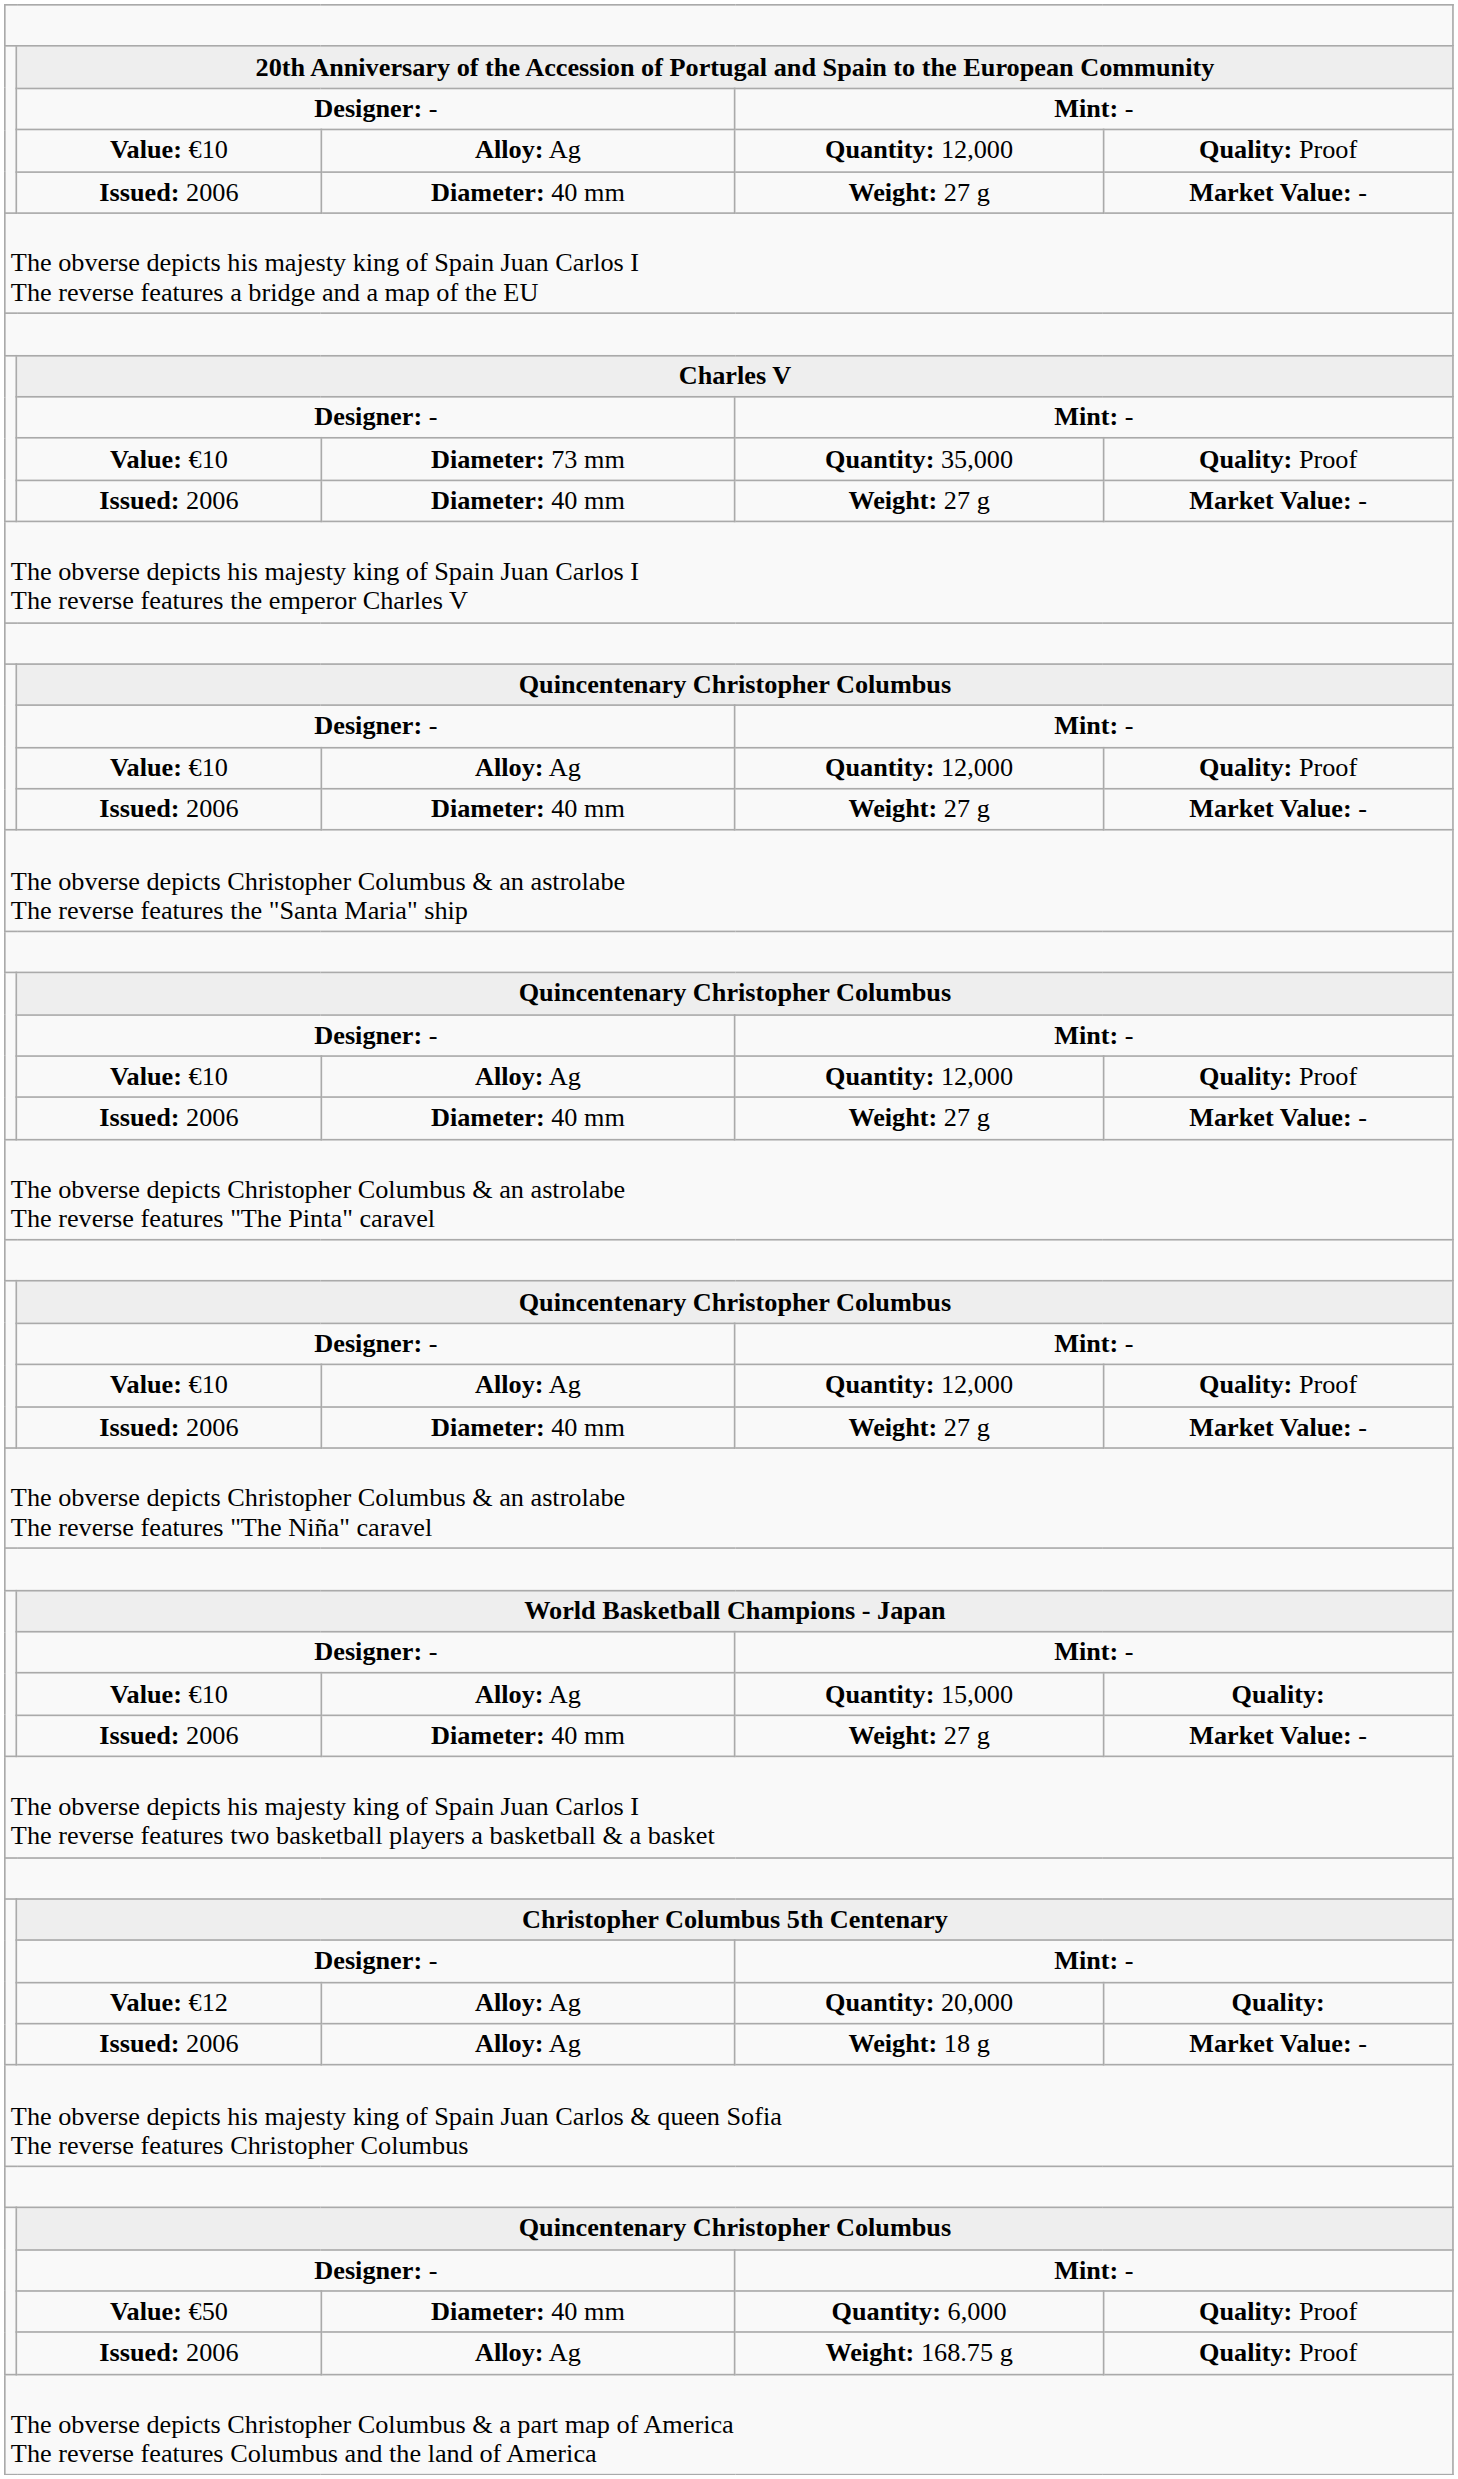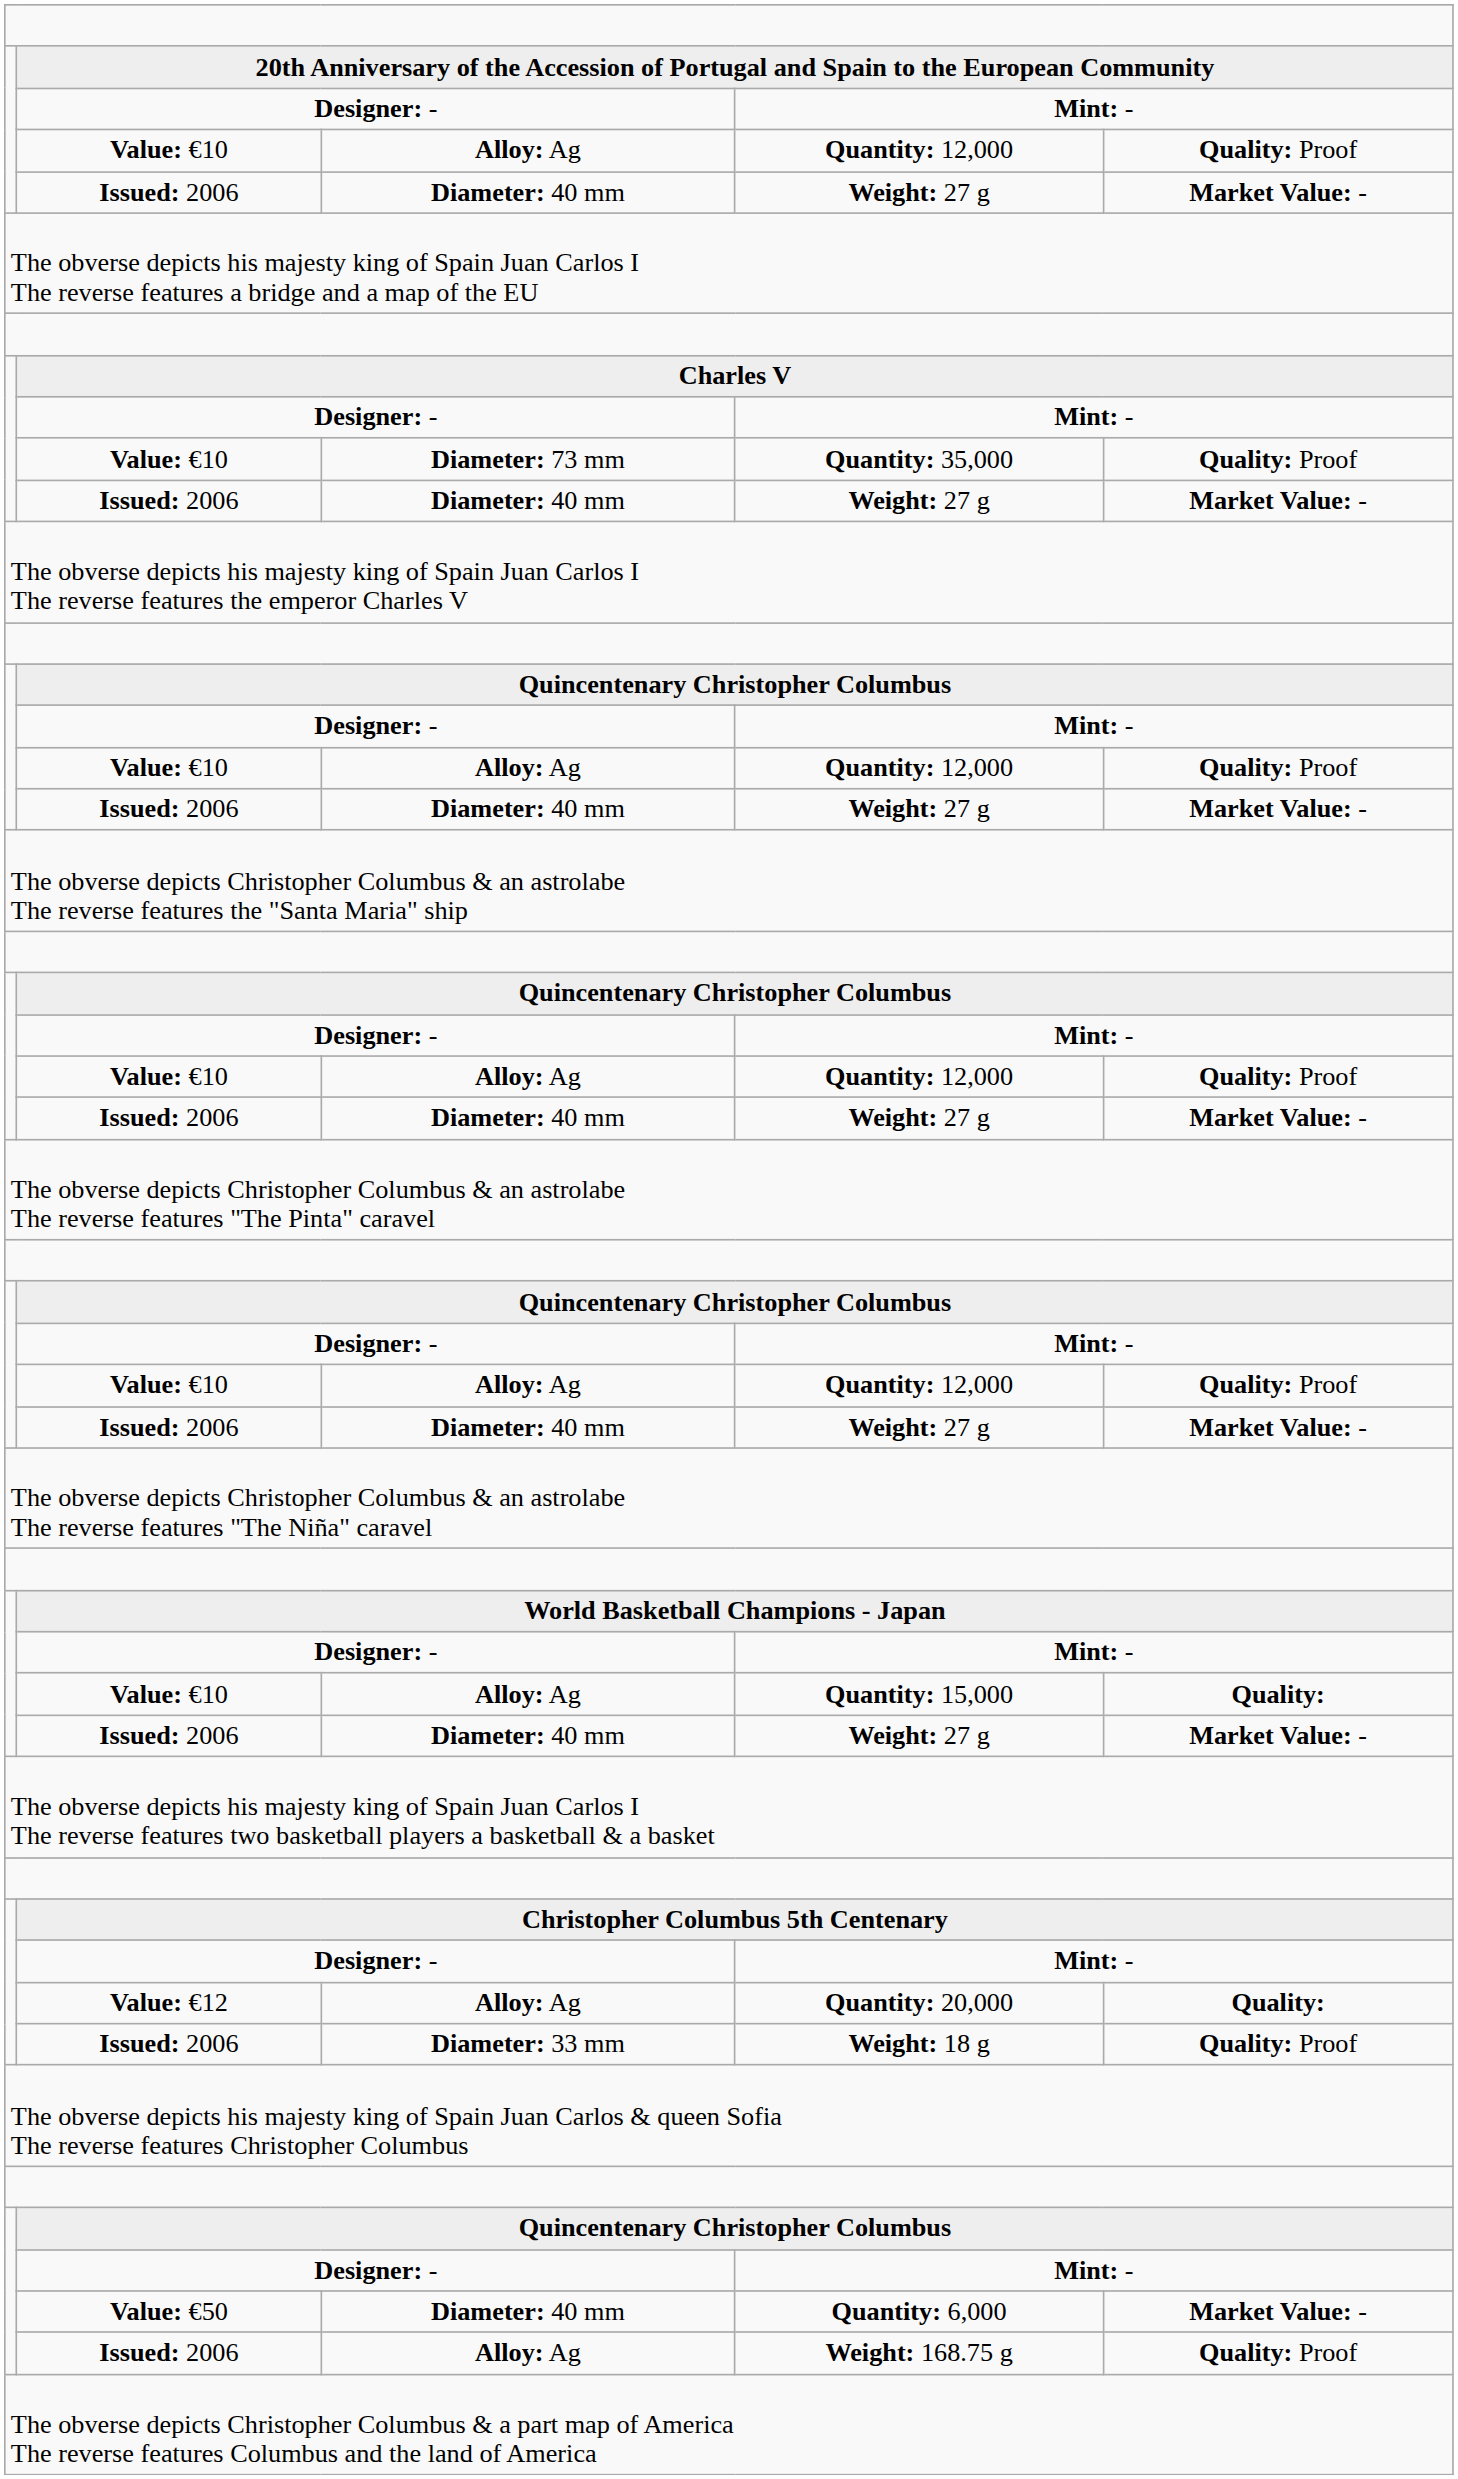(528, 2044) Alloy: Ag -> (528, 2044) Diameter: 33 mm
(1278, 2044) Market Value: - -> (1278, 2044) Quality: Proof
(1278, 2311) Quality: Proof -> (1278, 2311) Market Value: -
